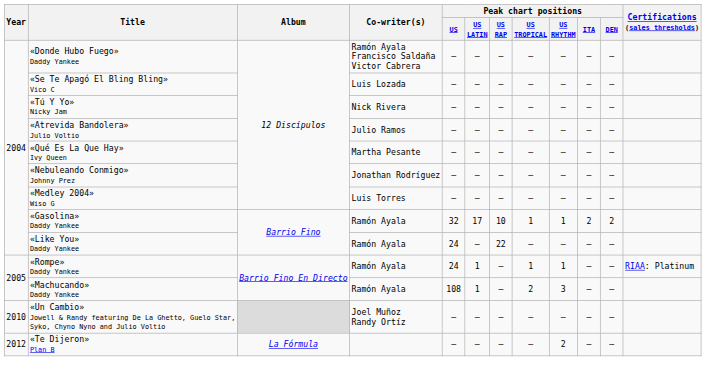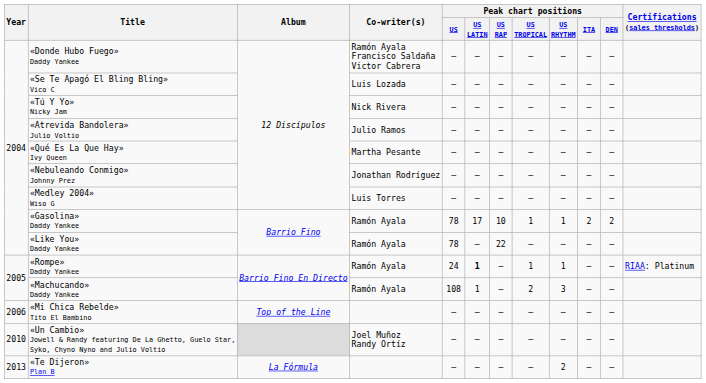(454, 221) 32 -> (454, 221) 78
(454, 244) 24 -> (454, 244) 78
(477, 266) normal -> (477, 266) bold
+ row: (74, 312)
(16, 344) 2012 -> (16, 367) 2013
